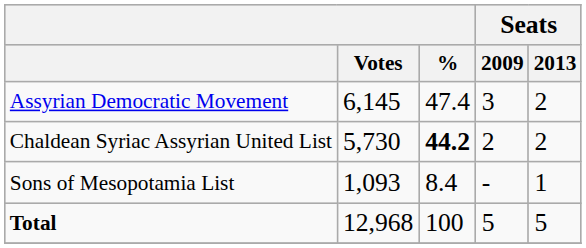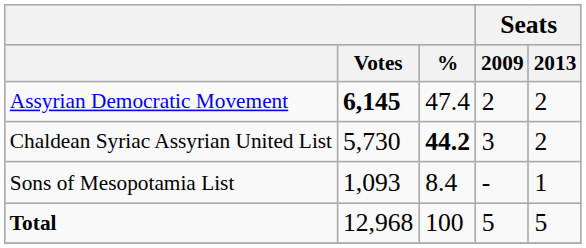(372, 101) normal -> (372, 101) bold
(488, 101) 3 -> (488, 101) 2
(488, 141) 2 -> (488, 141) 3
